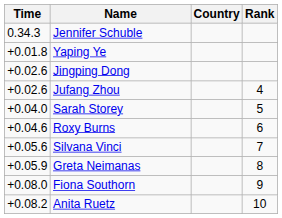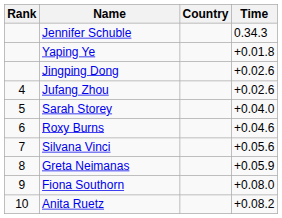columns swapped: (260, 14) <-> (27, 14)
